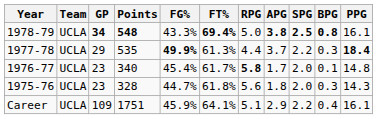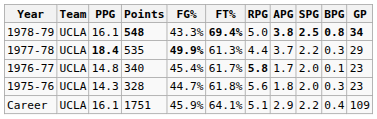columns swapped: (102, 14) <-> (357, 14)
